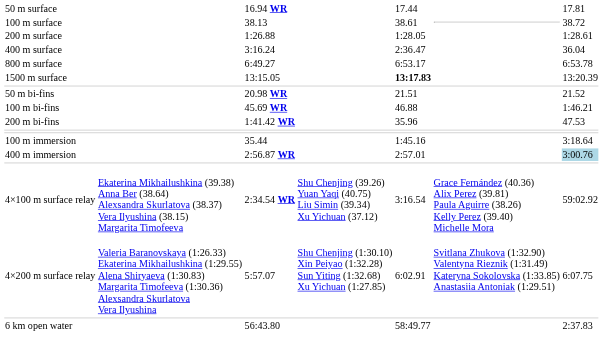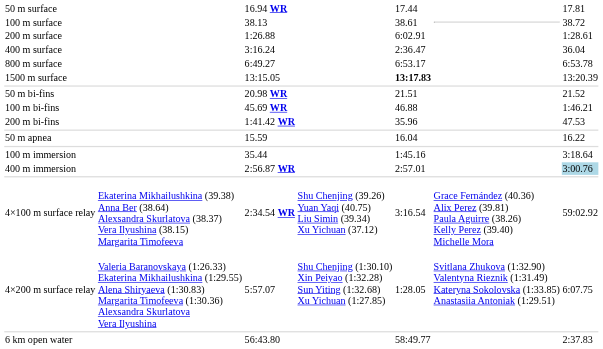(410, 36) 1:28.05 -> (410, 36) 6:02.91
+ row: (28, 138)
(410, 275) 6:02.91 -> (410, 289) 1:28.05
